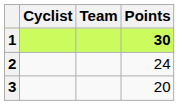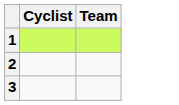- column: (148, 16)
